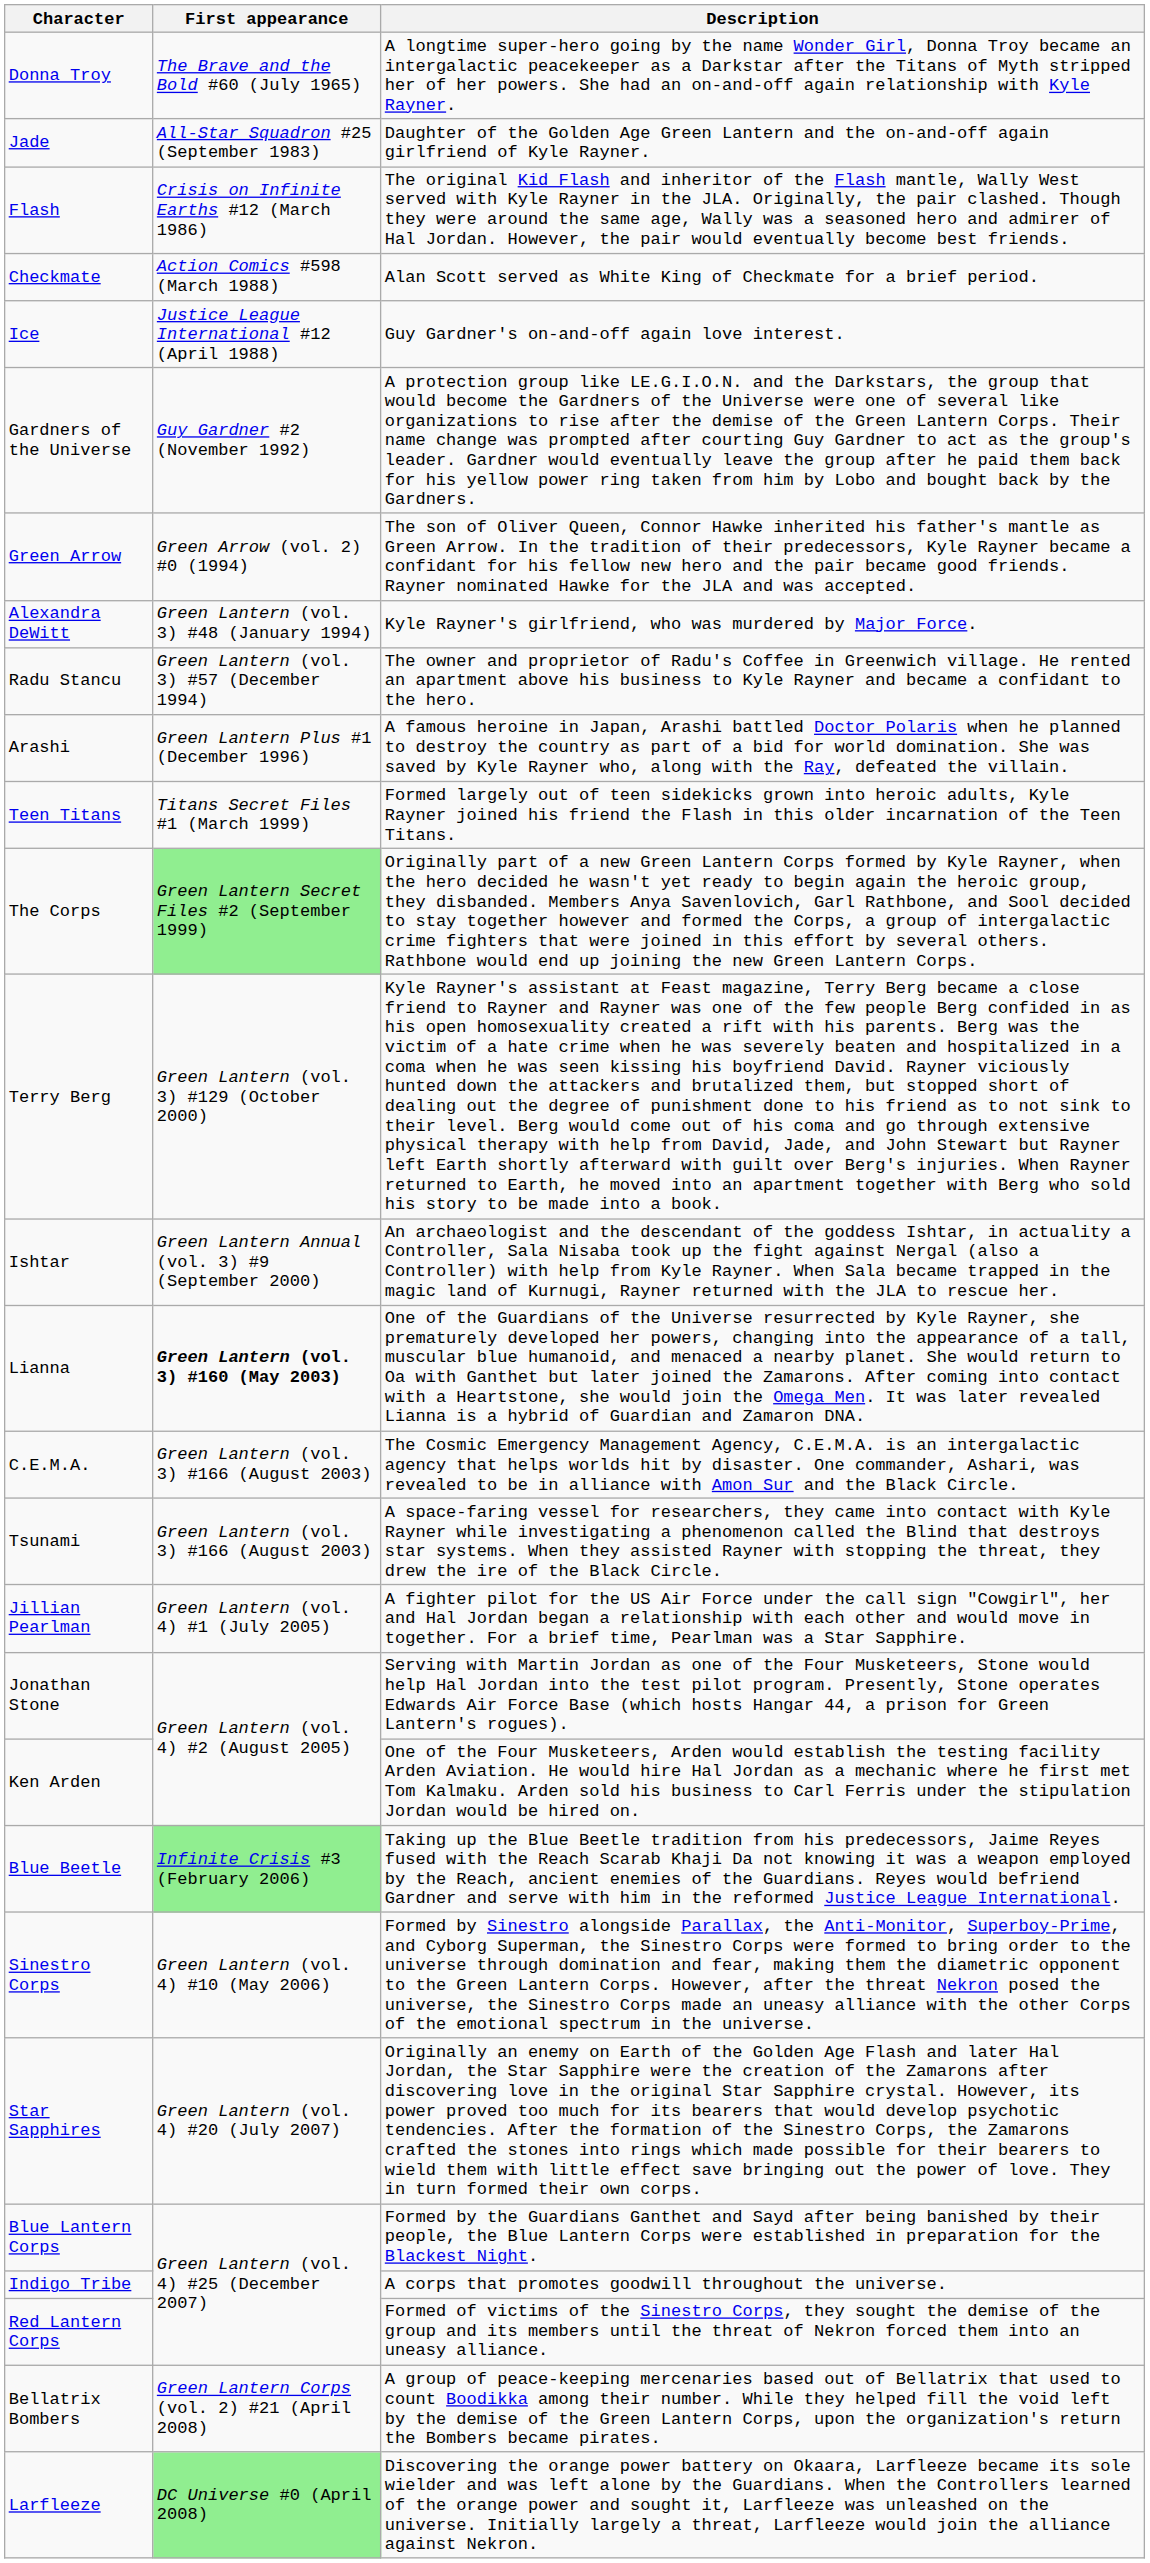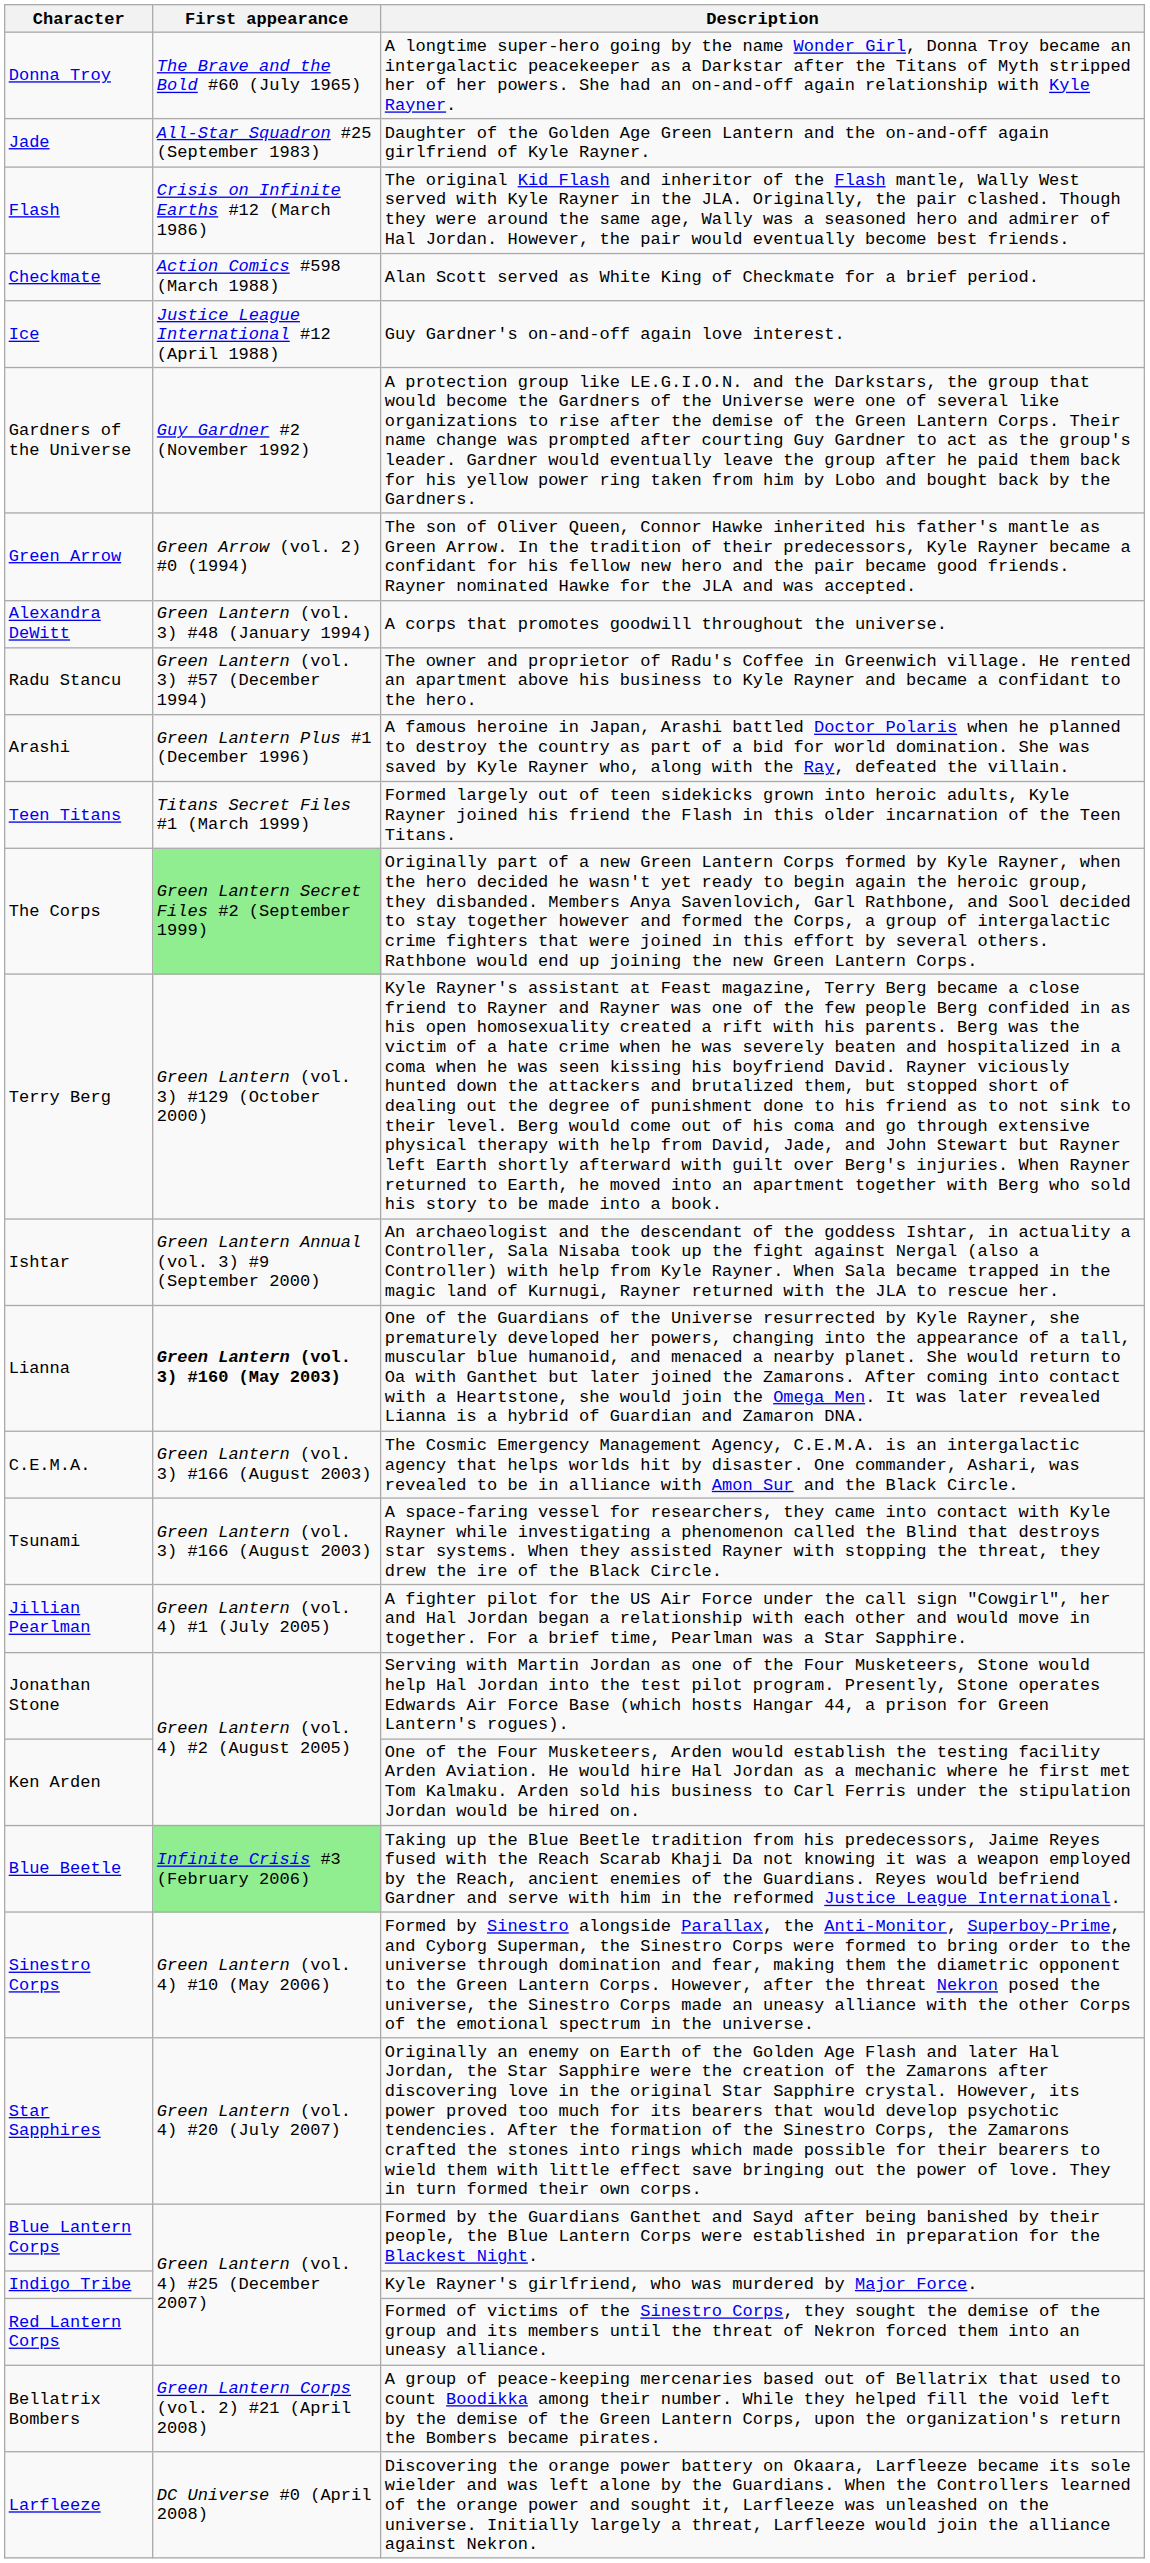(681, 624) Kyle Rayner's girlfriend, who was murdered by Major Force. -> (666, 624) A corps that promotes goodwill throughout the universe.
(666, 2284) A corps that promotes goodwill throughout the universe. -> (681, 2284) Kyle Rayner's girlfriend, who was murdered by Major Force.
(264, 2505) lightgreen background -> (264, 2505) no background
